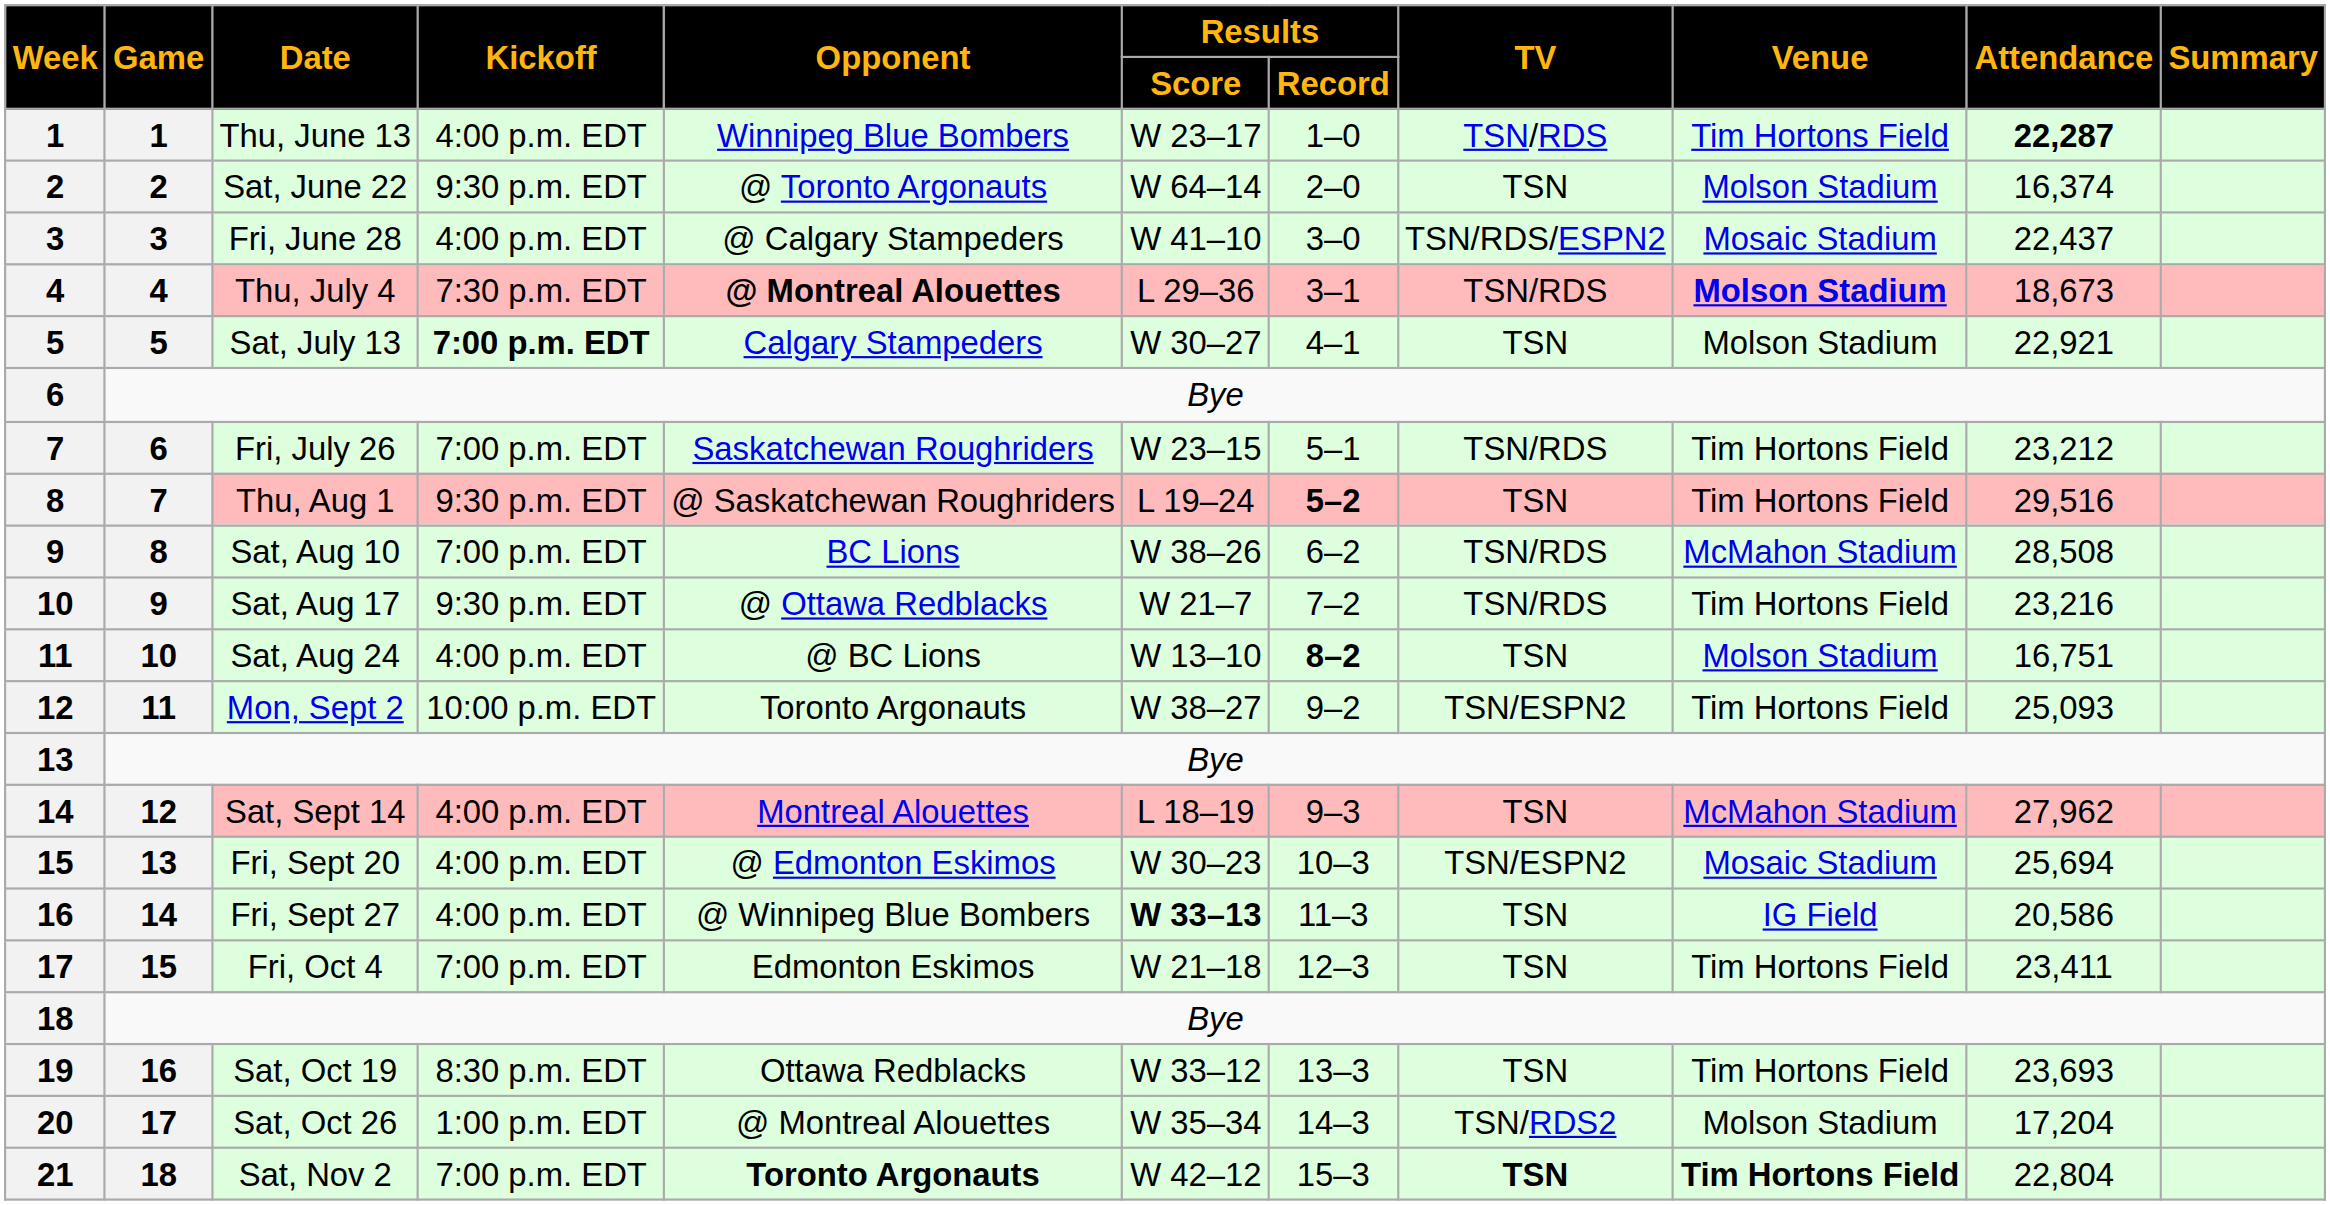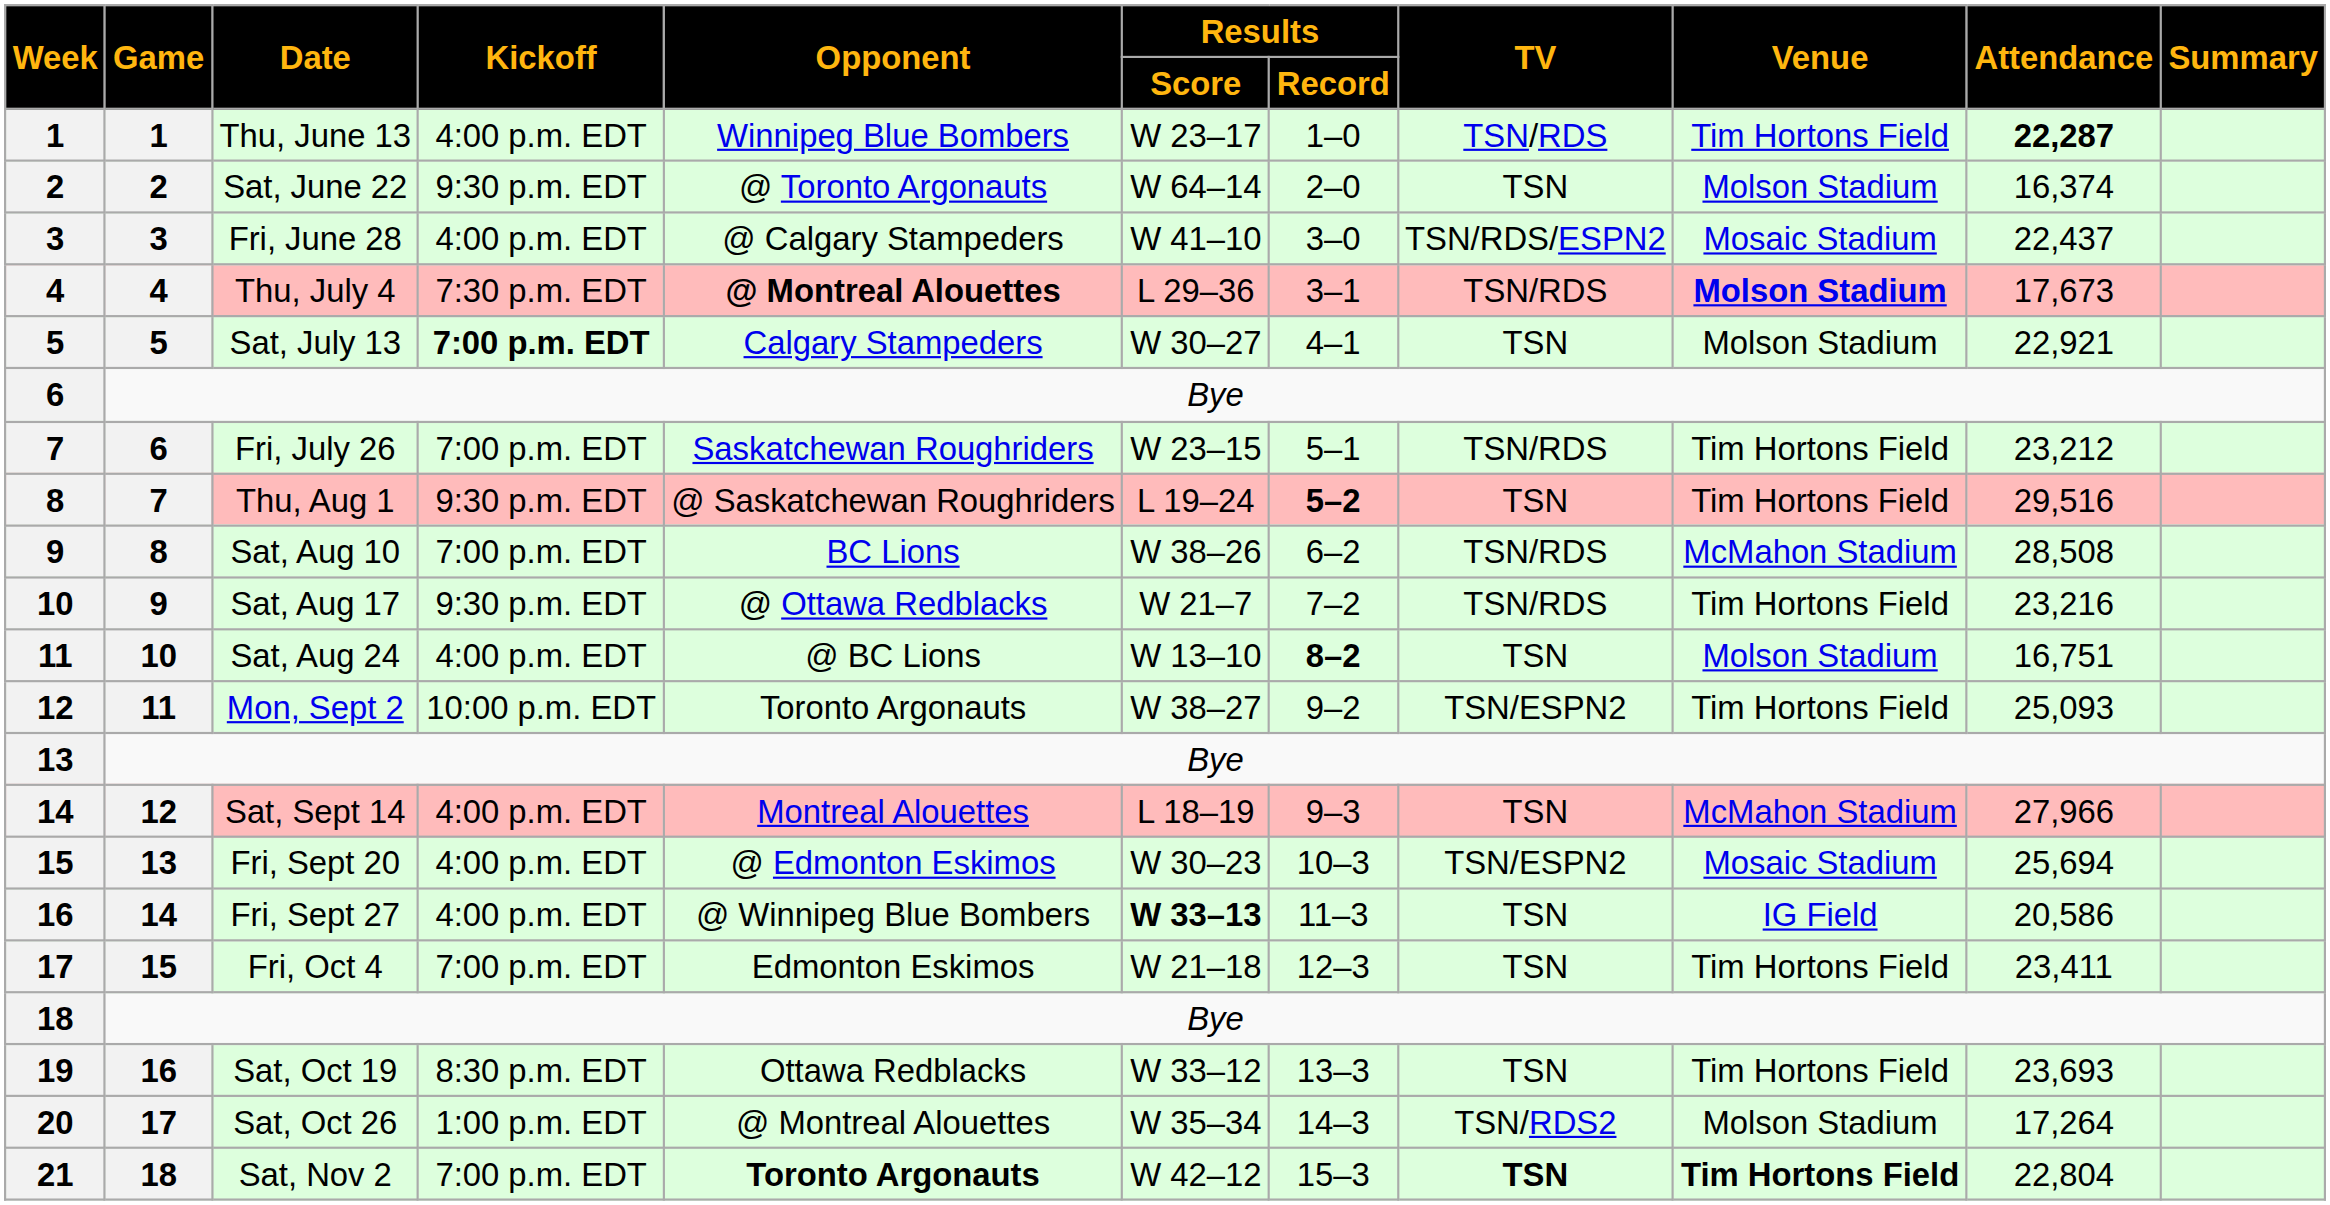(2064, 291) 18,673 -> (2064, 291) 17,673
(2064, 811) 27,962 -> (2064, 811) 27,966
(2064, 1123) 17,204 -> (2064, 1123) 17,264
